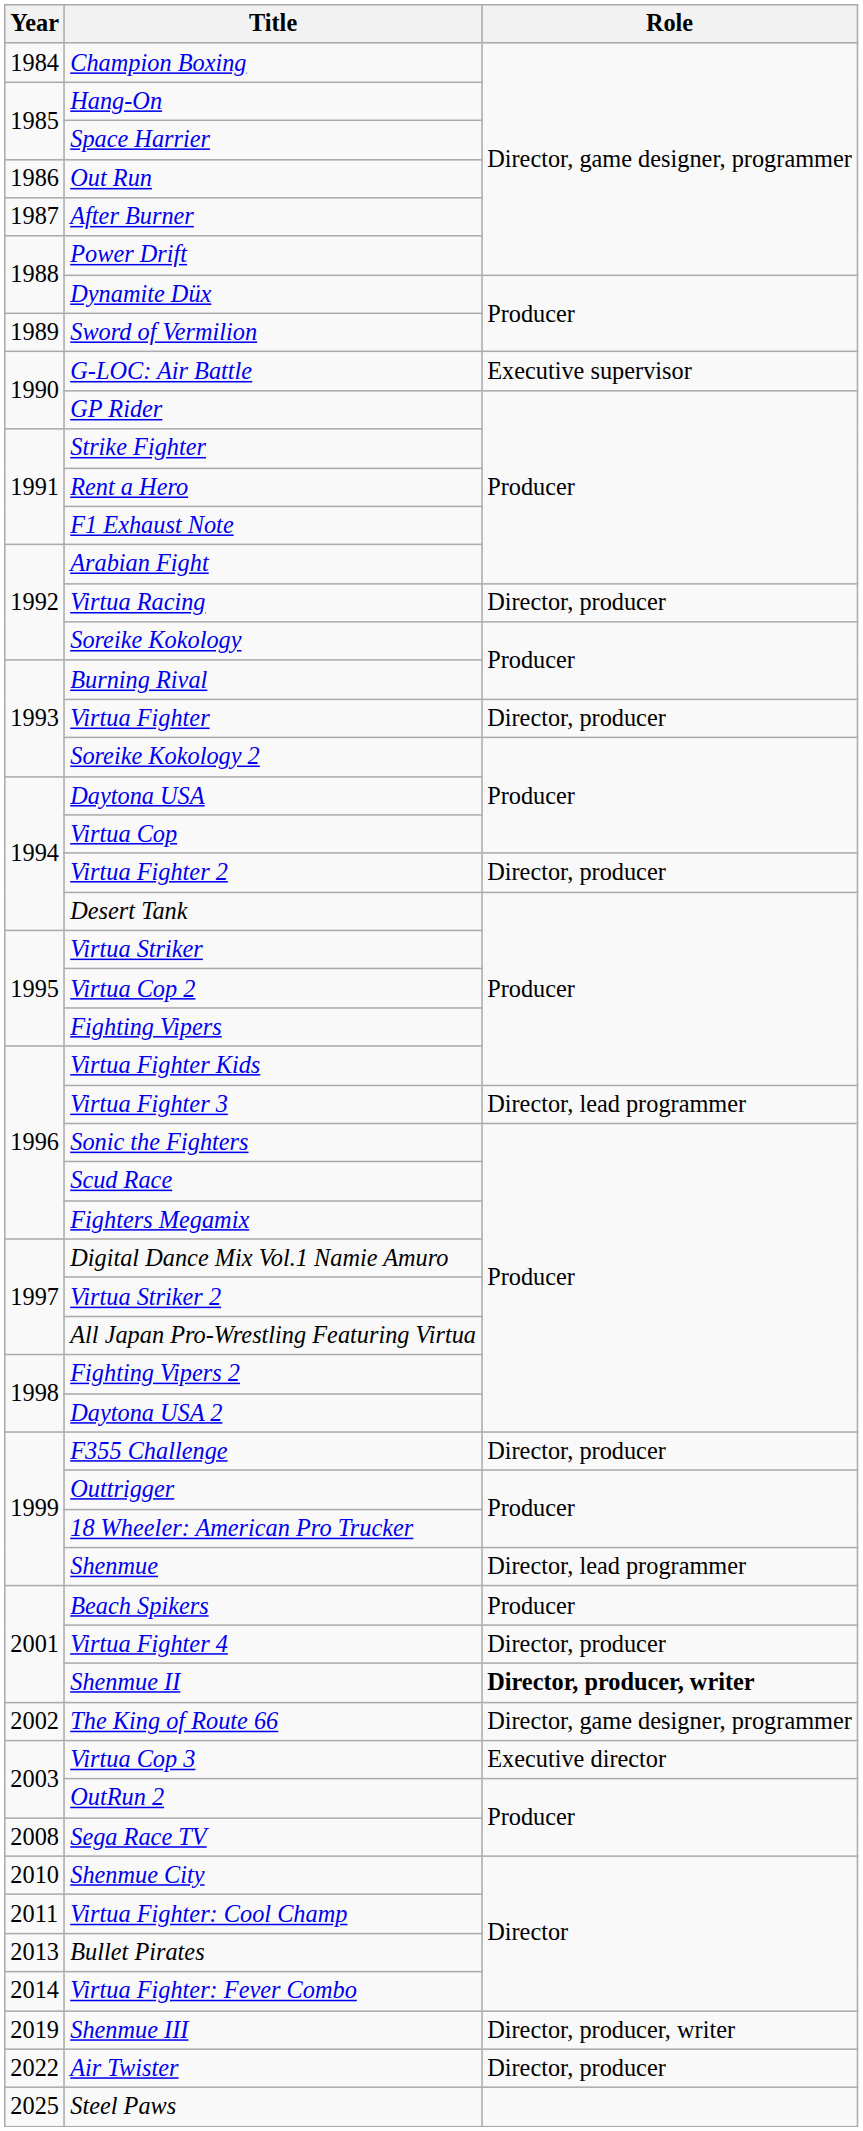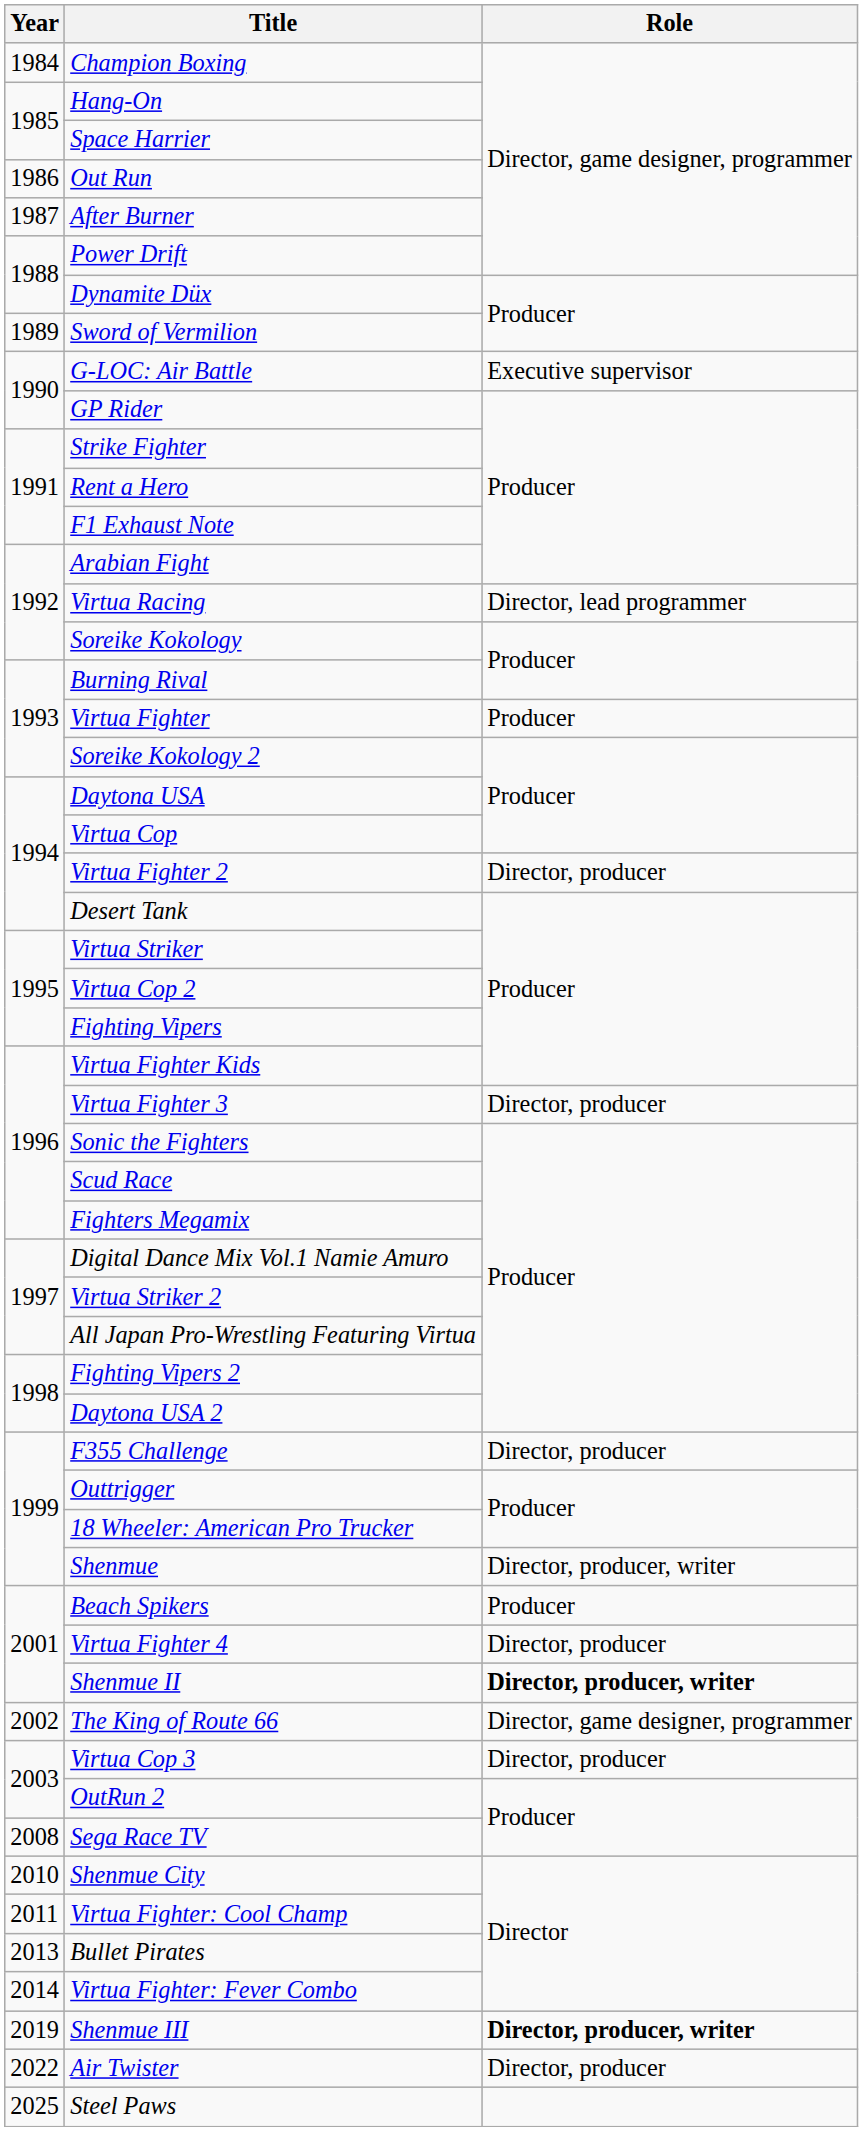(576, 602) Director, producer -> (617, 602) Director, lead programmer
(576, 718) Director, producer -> (531, 718) Producer
(617, 1103) Director, lead programmer -> (576, 1103) Director, producer
(617, 1566) Director, lead programmer -> (611, 1566) Director, producer, writer
(577, 1759) Executive director -> (576, 1759) Director, producer
(611, 2029) normal -> (621, 2029) bold
